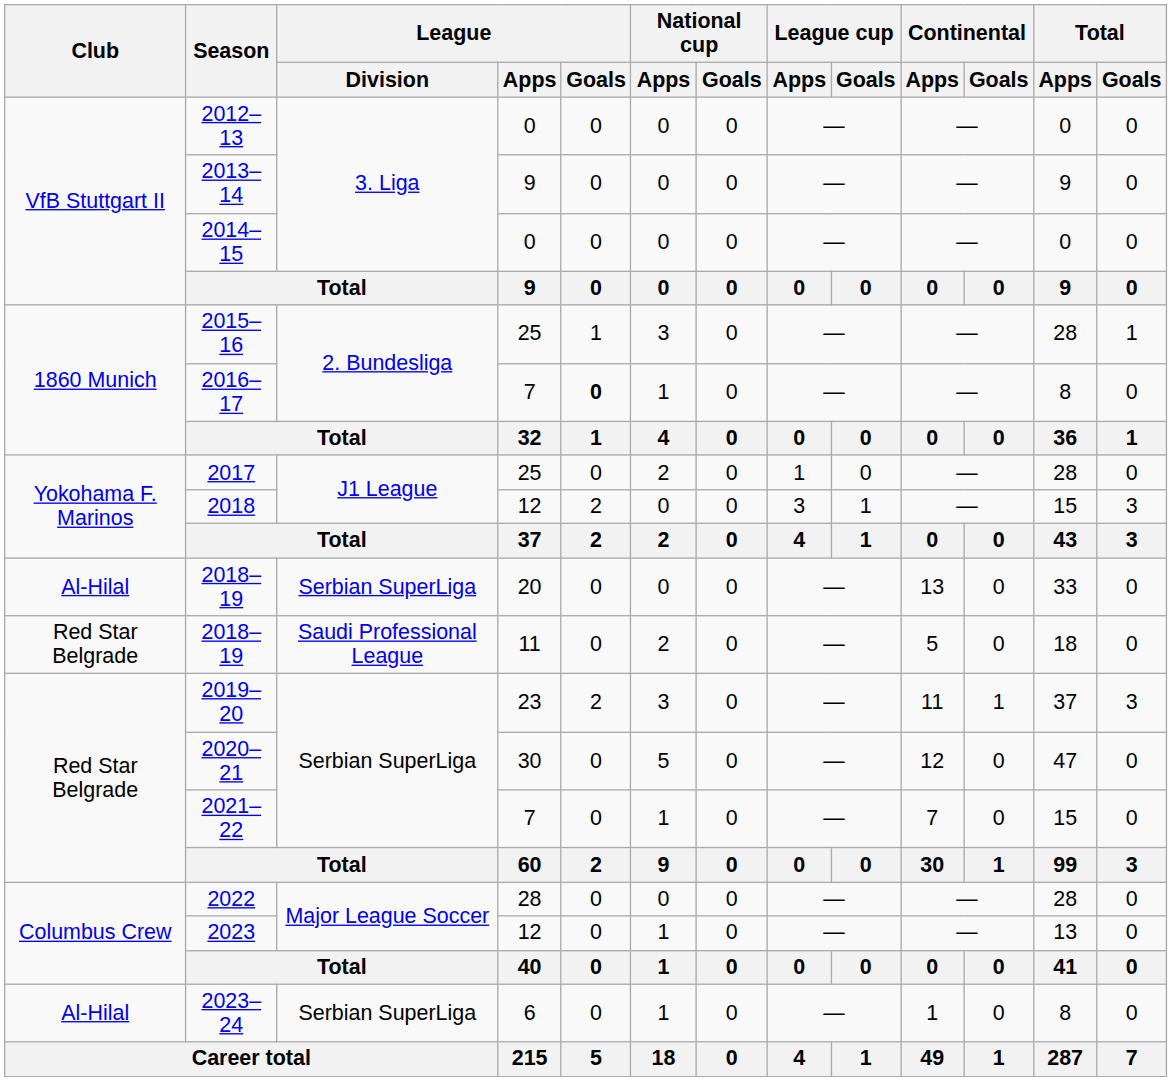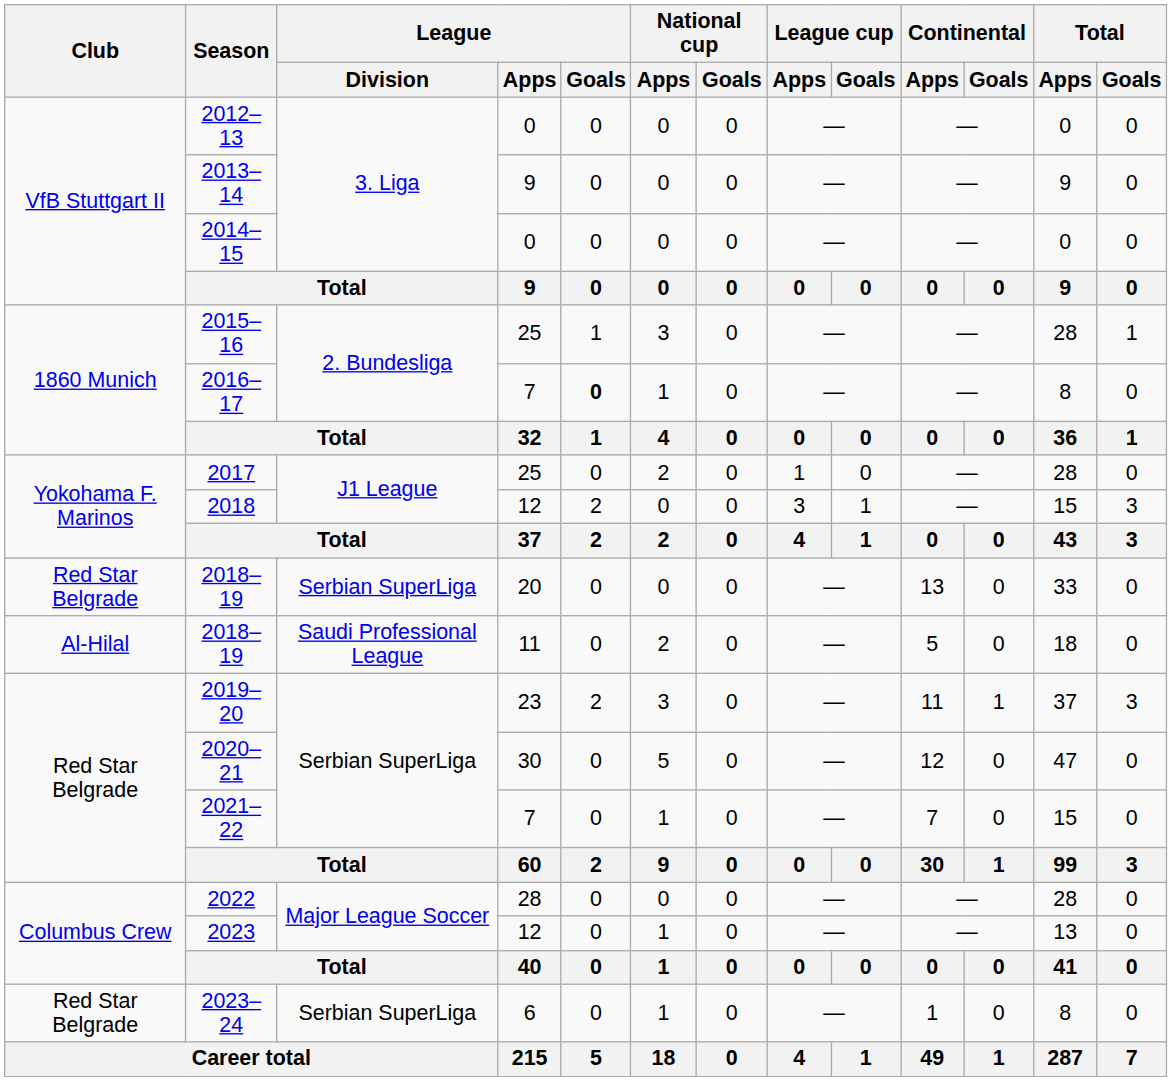(95, 586) Al-Hilal -> (95, 586) Red Star Belgrade
(95, 644) Red Star Belgrade -> (95, 644) Al-Hilal
(95, 1012) Al-Hilal -> (95, 1012) Red Star Belgrade
